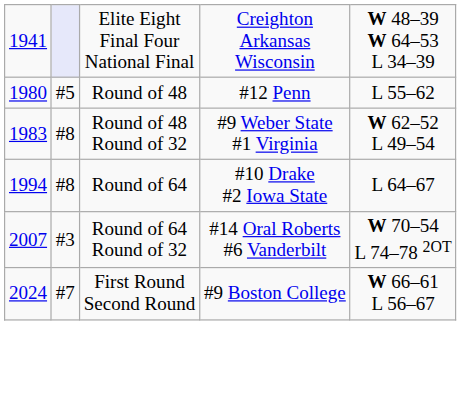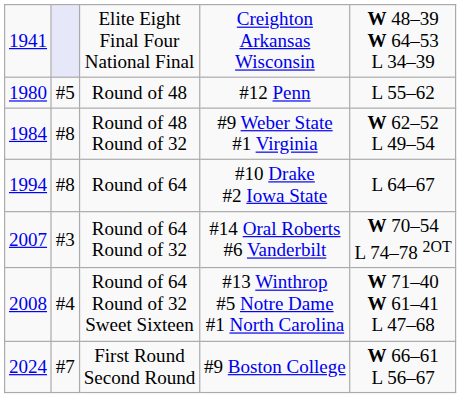(28, 133) 1983 -> (28, 133) 1984
+ row: (139, 304)
